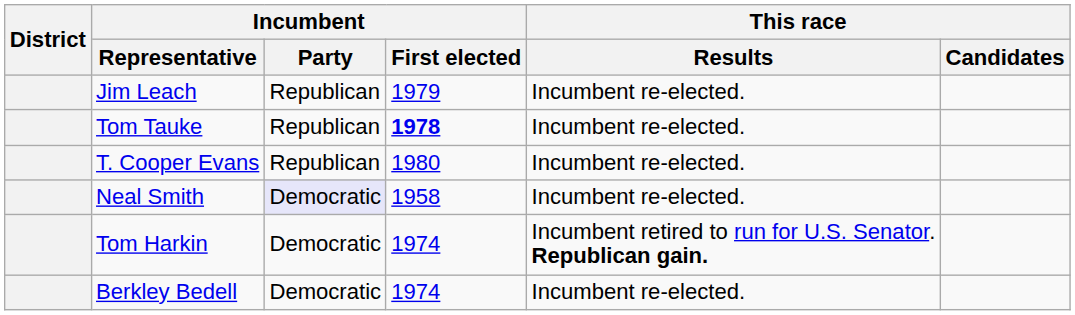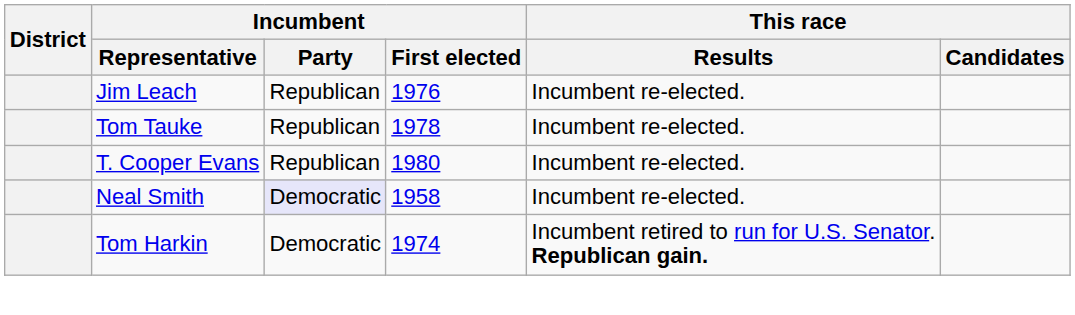(416, 92) 1979 -> (416, 92) 1976
(416, 127) bold -> (416, 127) normal
- row: (167, 291)
